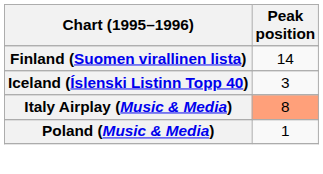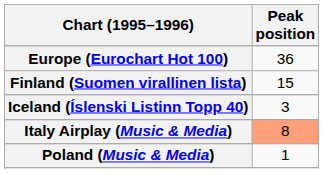+ row: (128, 58)
(285, 58) 14 -> (285, 82) 15
